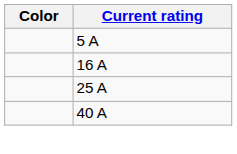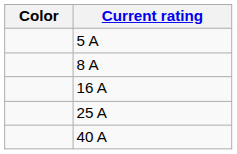+ row: (88, 64)
